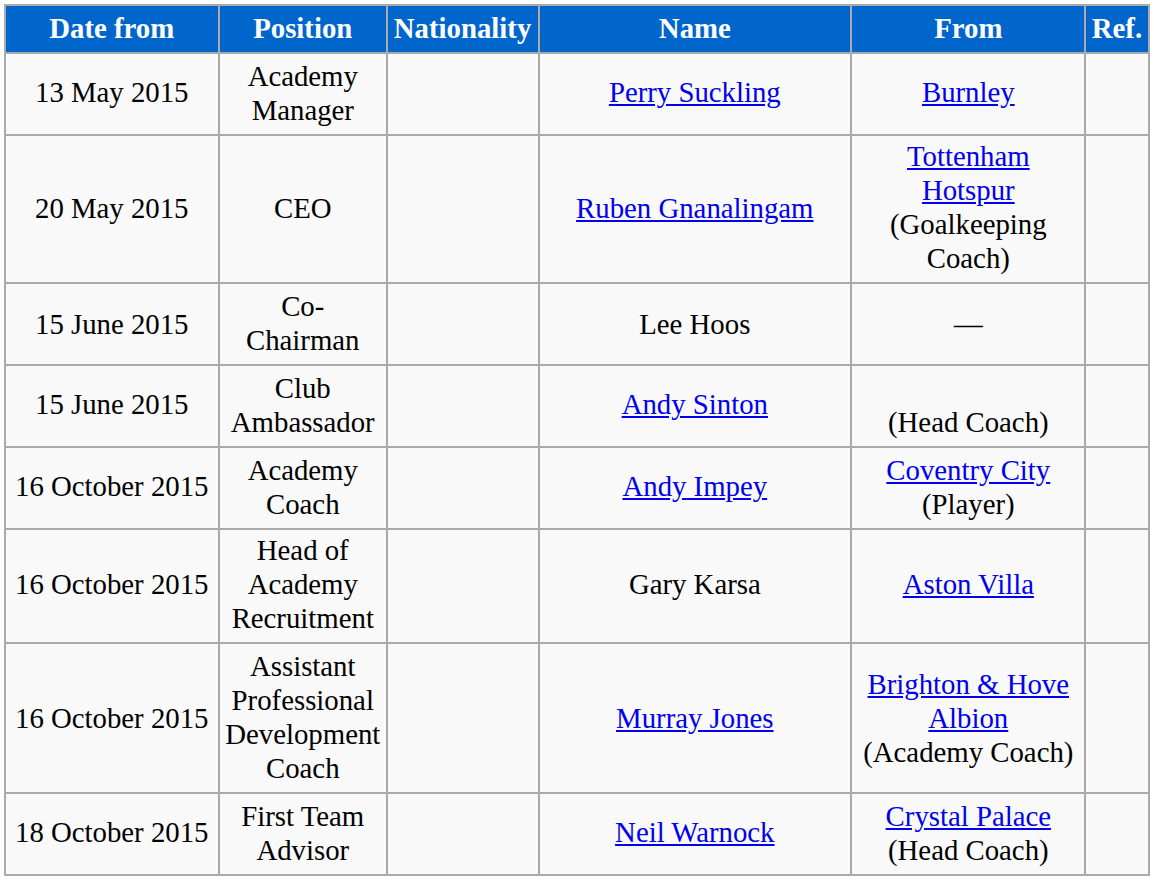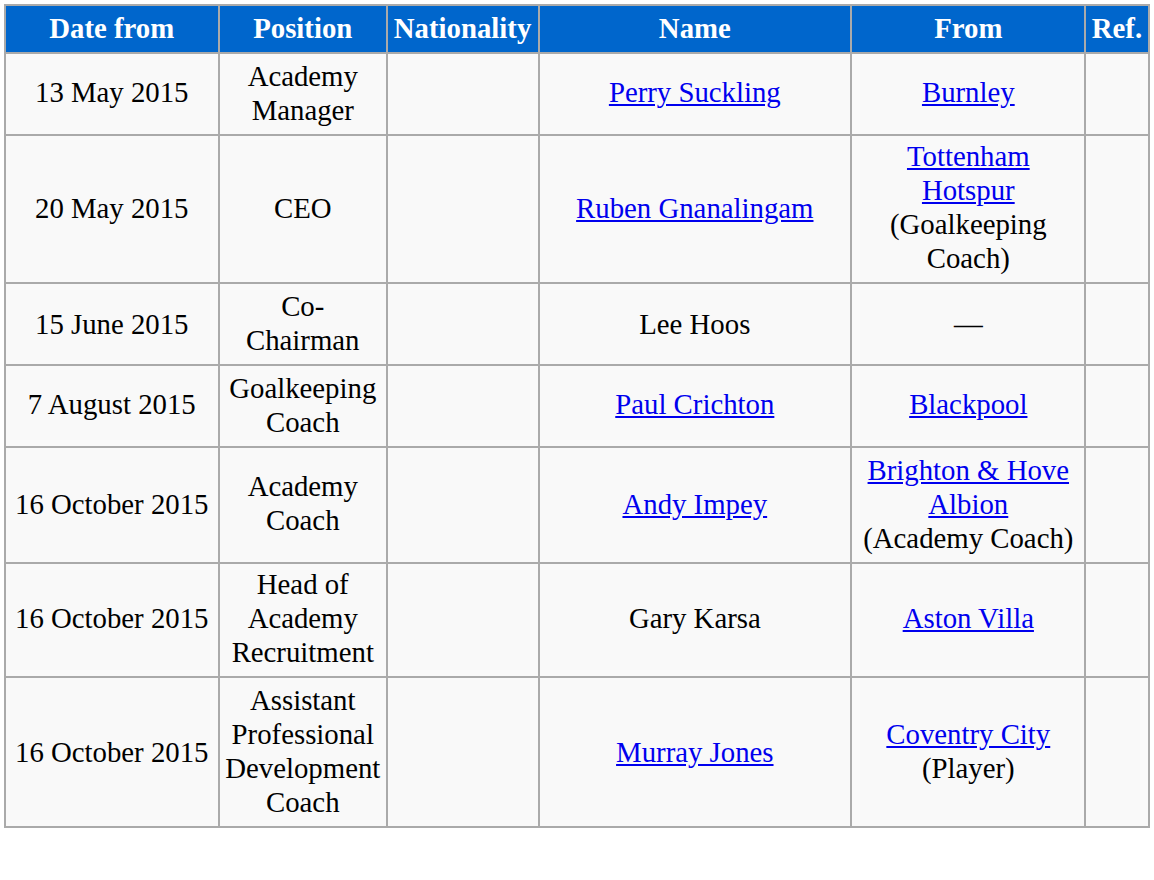- row: (303, 405)
+ row: (303, 405)
(968, 487) Coventry City (Player) -> (968, 504) Brighton & Hove Albion (Academy Coach)
(968, 718) Brighton & Hove Albion (Academy Coach) -> (968, 752) Coventry City (Player)
- row: (303, 833)
